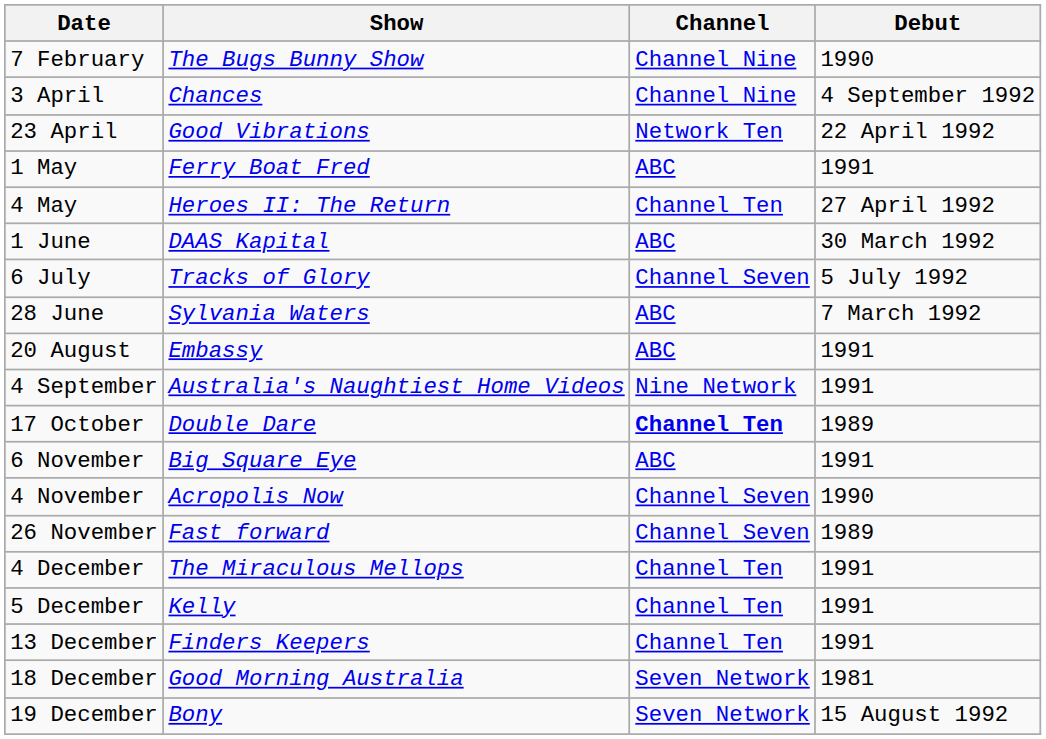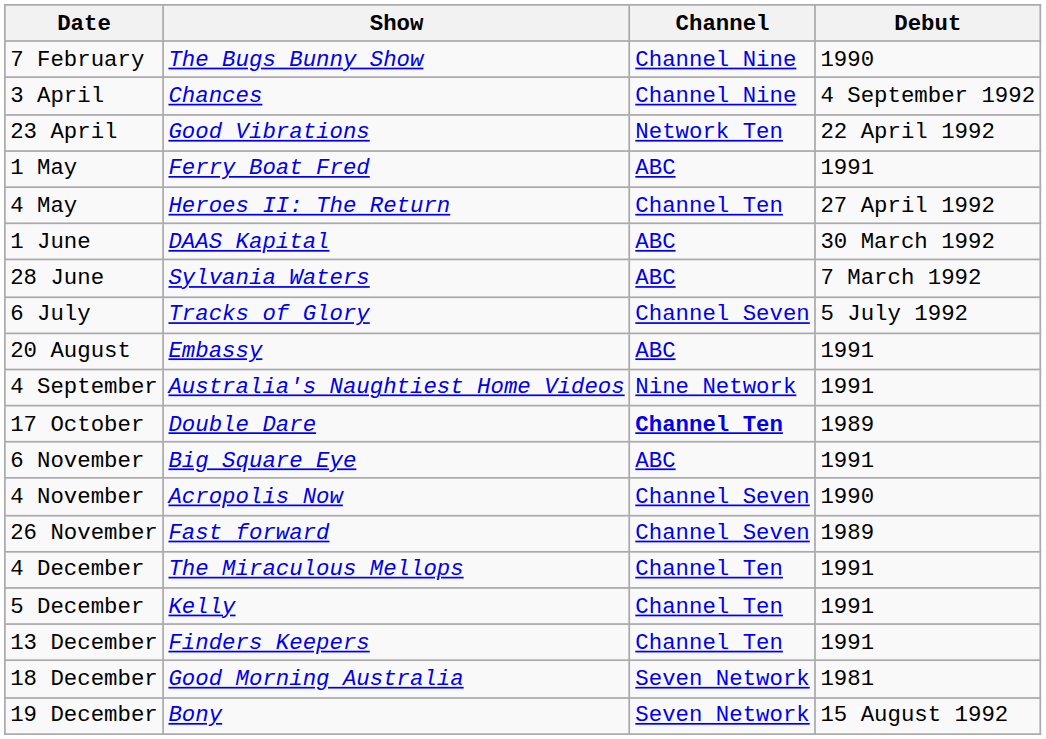rows swapped: (57, 315) <-> (50, 278)
